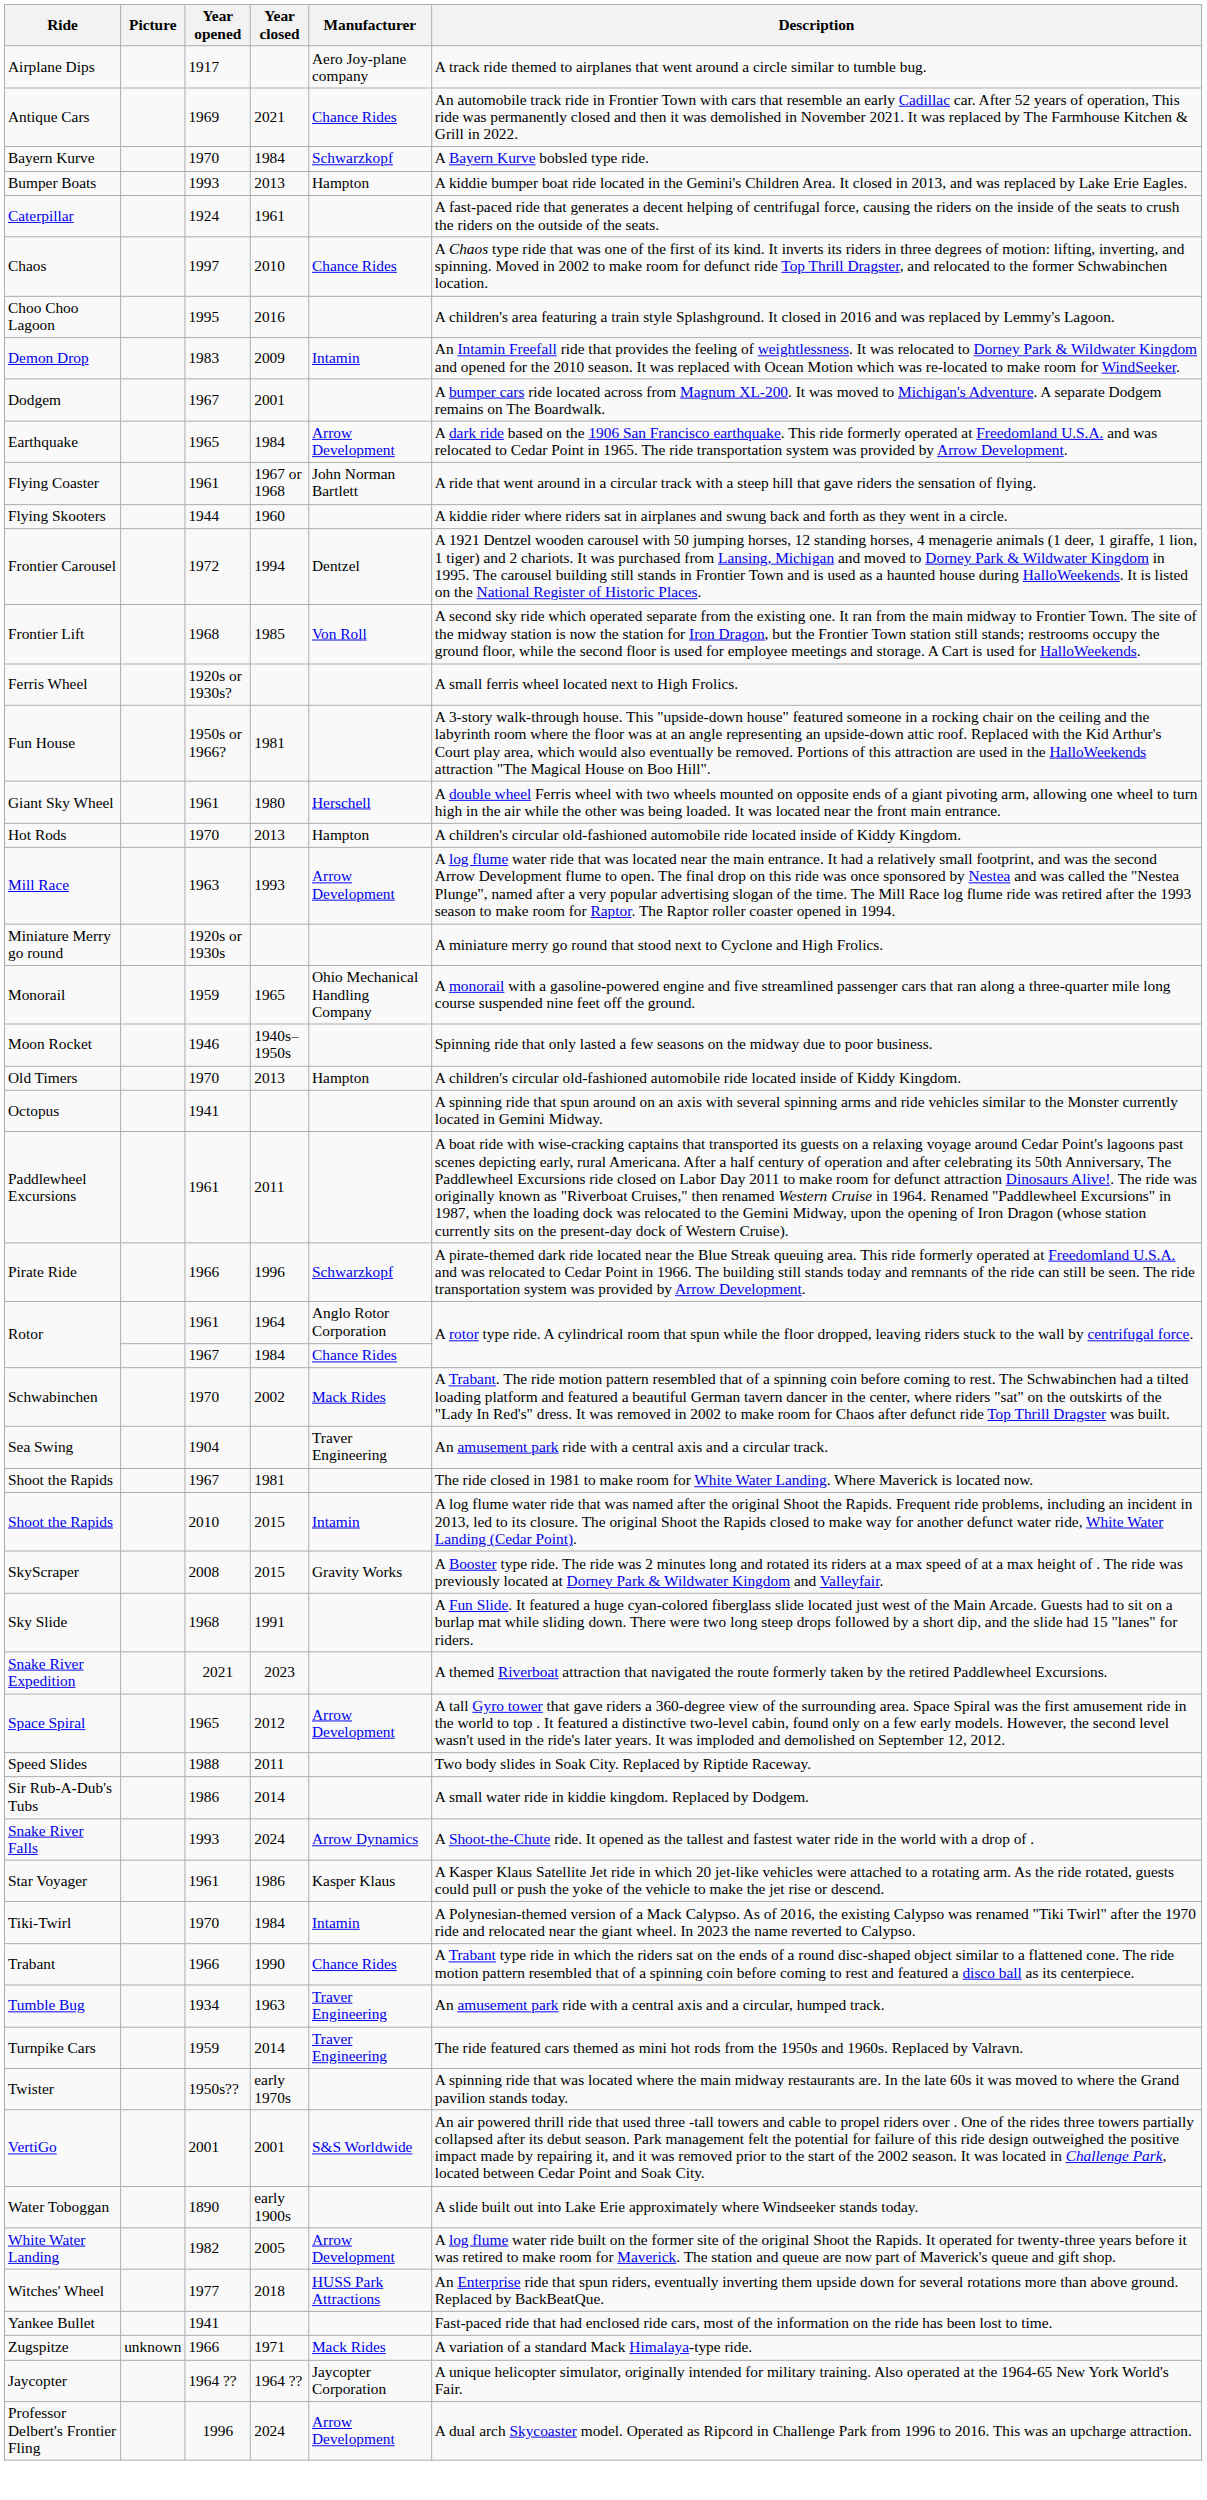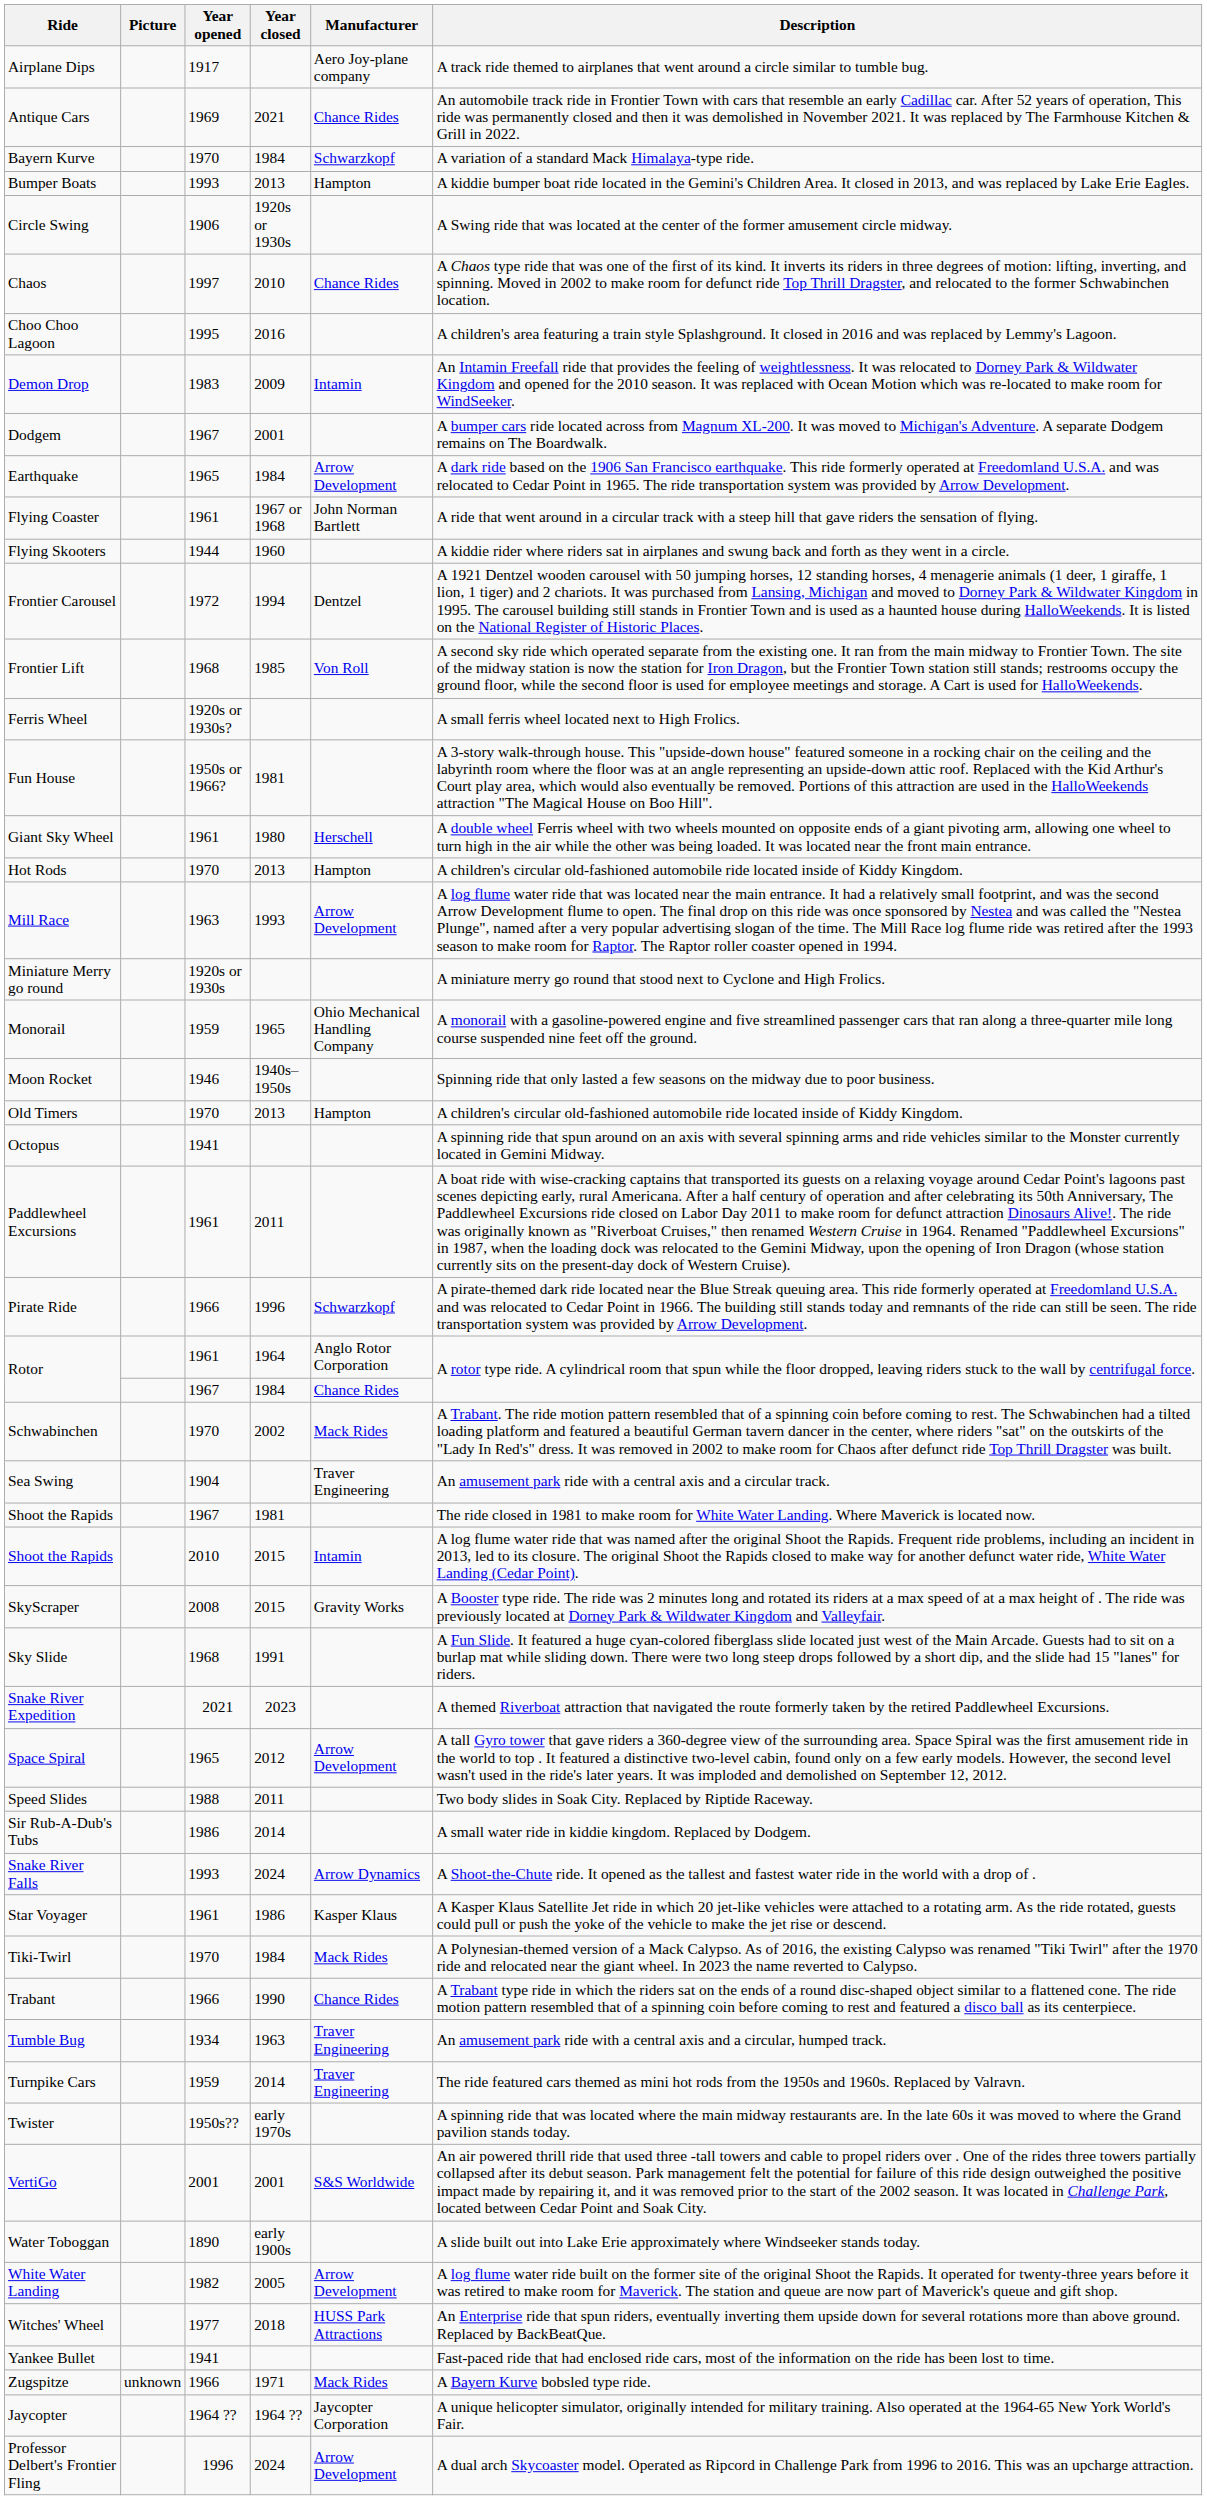(542, 158) A Bayern Kurve bobsled type ride. -> (595, 158) A variation of a standard Mack Himalaya-type ride.
- row: (41, 216)
+ row: (48, 224)
(336, 1922) Intamin -> (351, 1957) Mack Rides
(593, 2347) A variation of a standard Mack Himalaya-type ride. -> (544, 2382) A Bayern Kurve bobsled type ride.
